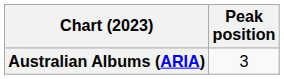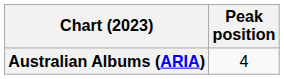(244, 61) 3 -> (244, 61) 4
